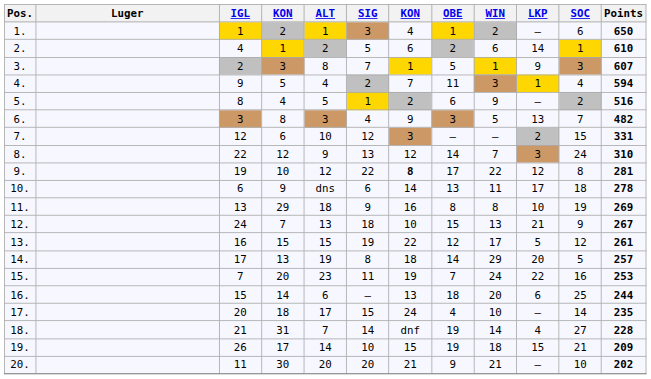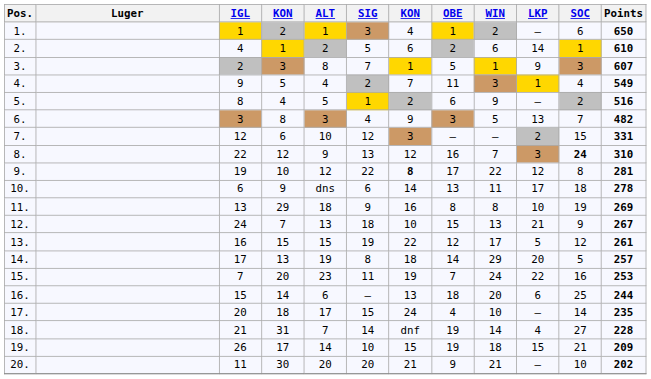(624, 84) 594 -> (624, 84) 549
(453, 154) 14 -> (453, 154) 16
(580, 154) normal -> (580, 154) bold
